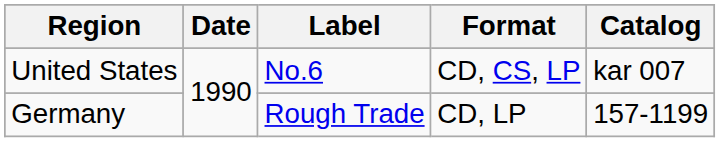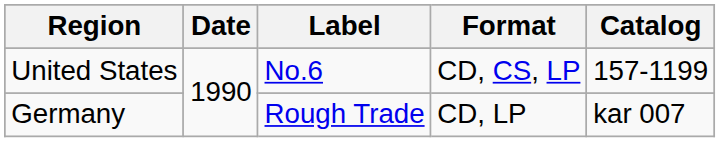(639, 70) kar 007 -> (651, 70) 157-1199
(651, 114) 157-1199 -> (639, 114) kar 007
